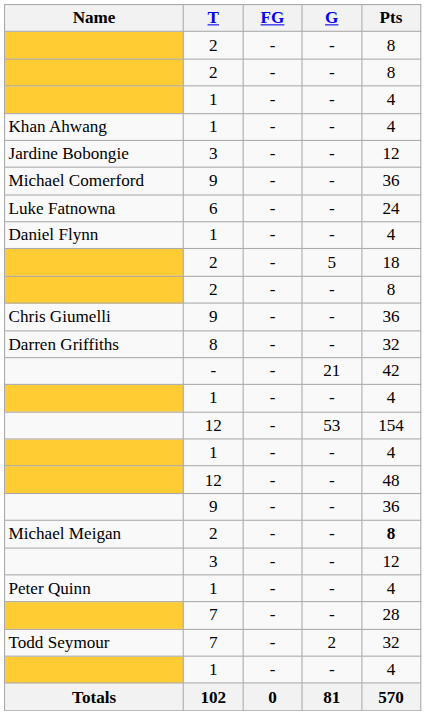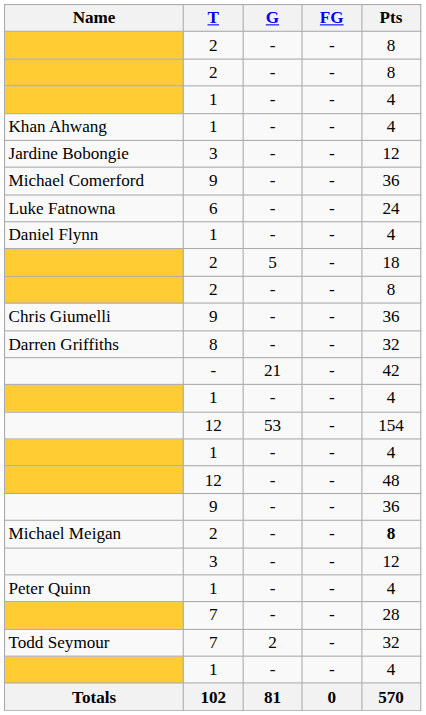columns swapped: (332, 18) <-> (273, 18)
